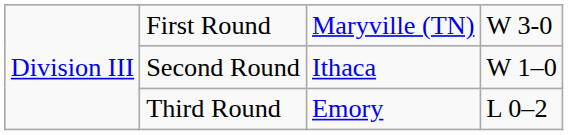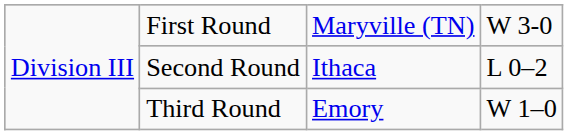(522, 66) W 1–0 -> (517, 66) L 0–2
(517, 108) L 0–2 -> (522, 108) W 1–0
